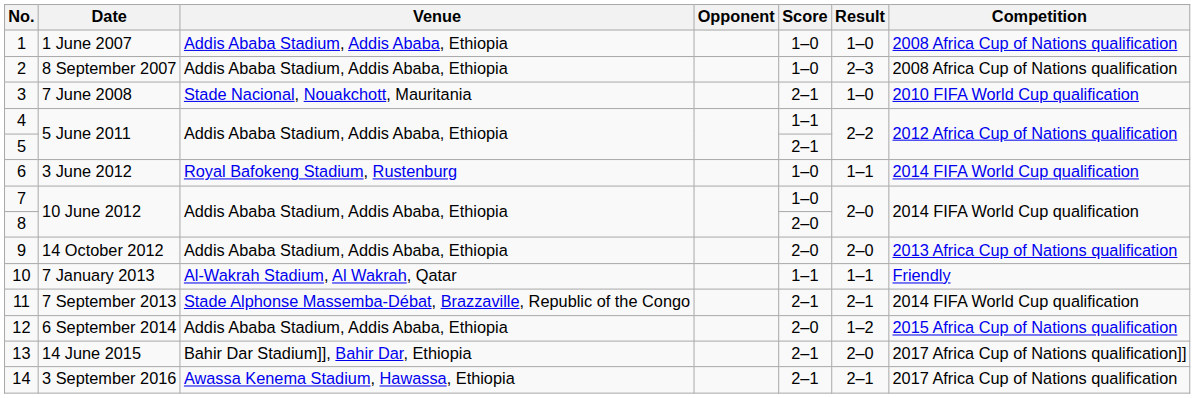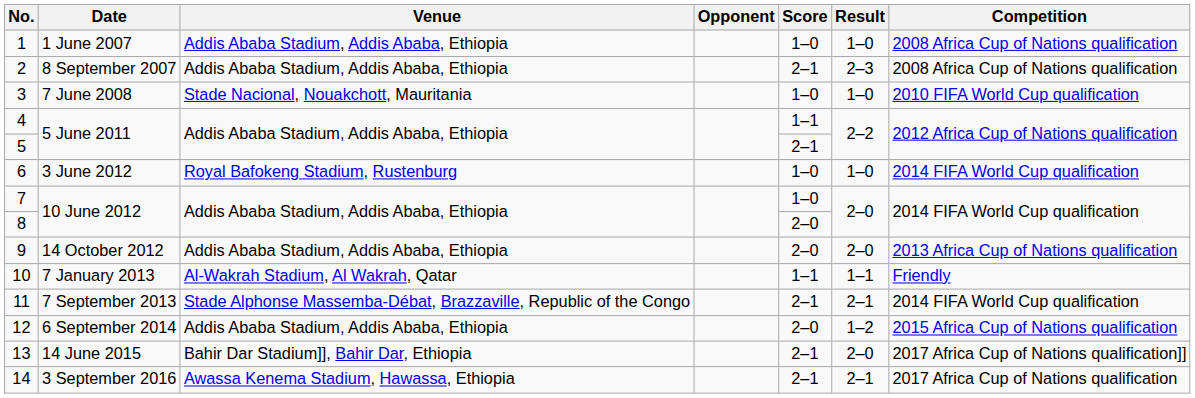(805, 69) 1–0 -> (805, 69) 2–1
(805, 95) 2–1 -> (805, 95) 1–0
(860, 172) 1–1 -> (860, 172) 1–0
